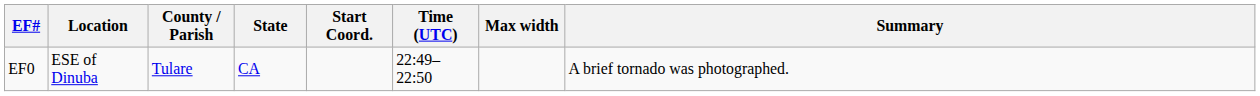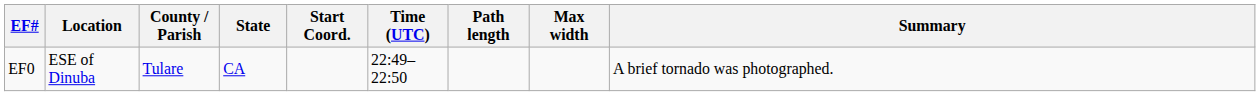+ column: (488, 25)
